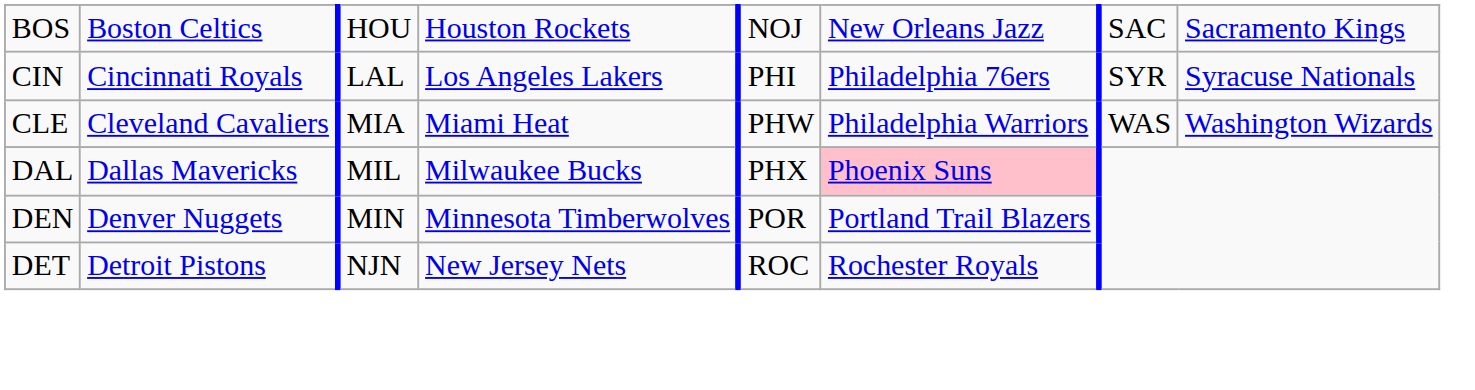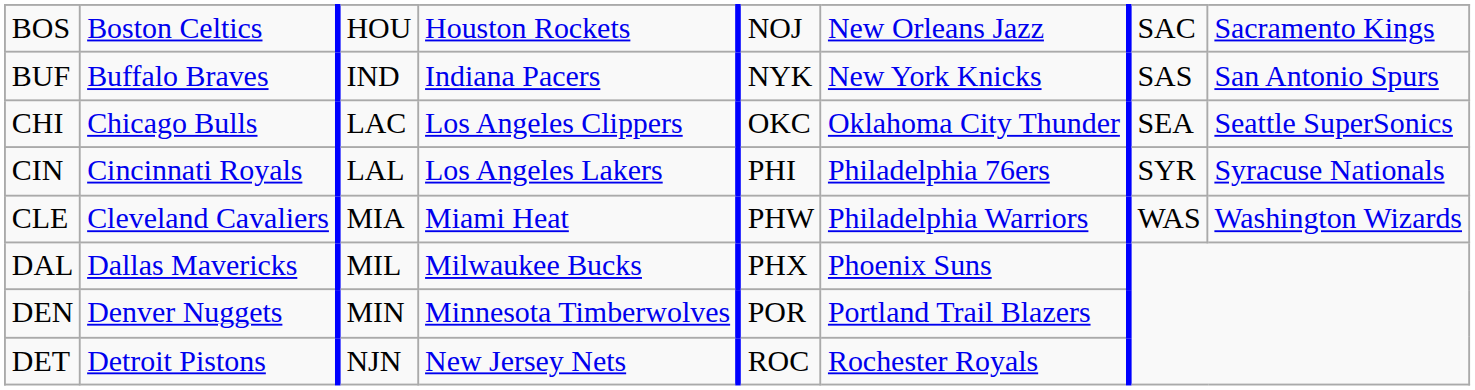+ row: (41, 75)
+ row: (38, 123)
(910, 170) pink background -> (910, 265) no background
